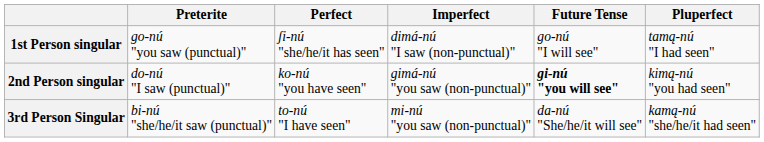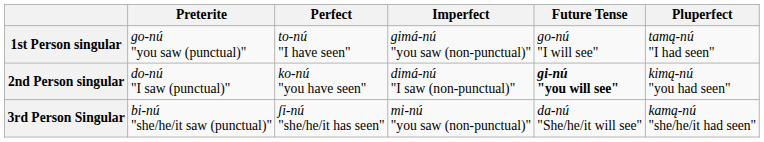(331, 44) ʃi-nú "she/he/it has seen" -> (314, 44) to-nú "I have seen"
(453, 44) dimá-nú "I saw (non-punctual)" -> (461, 44) gimá-nú "you saw (non-punctual)"
(461, 81) gimá-nú "you saw (non-punctual)" -> (453, 81) dimá-nú "I saw (non-punctual)"
(314, 118) to-nú "I have seen" -> (331, 118) ʃi-nú "she/he/it has seen"
